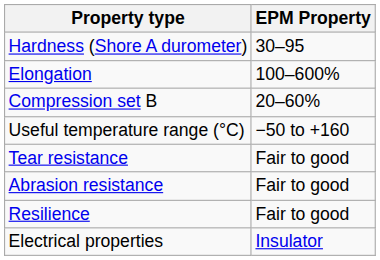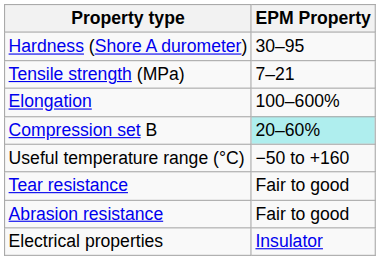+ row: (97, 74)
(288, 102) no background -> (288, 130) paleturquoise background
- row: (49, 213)
